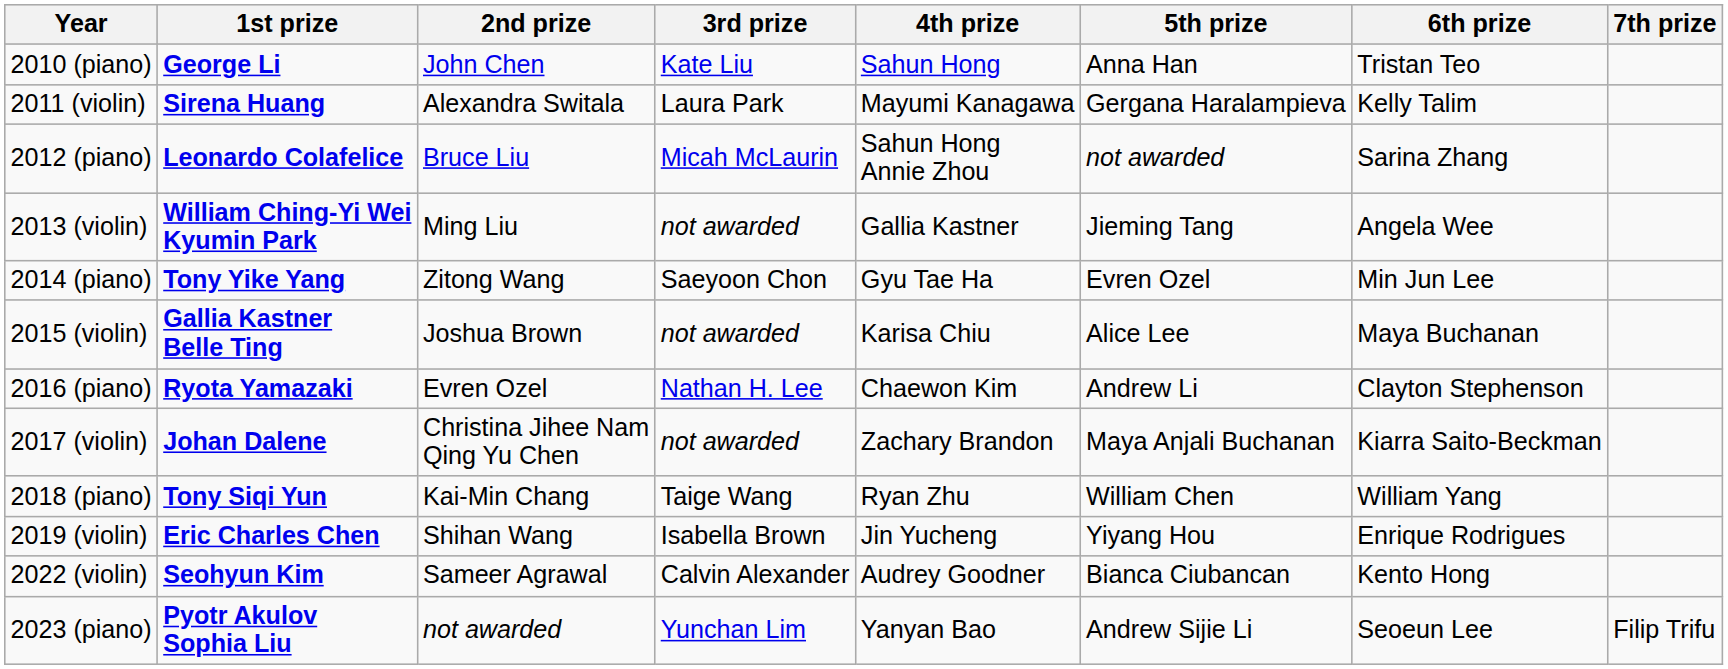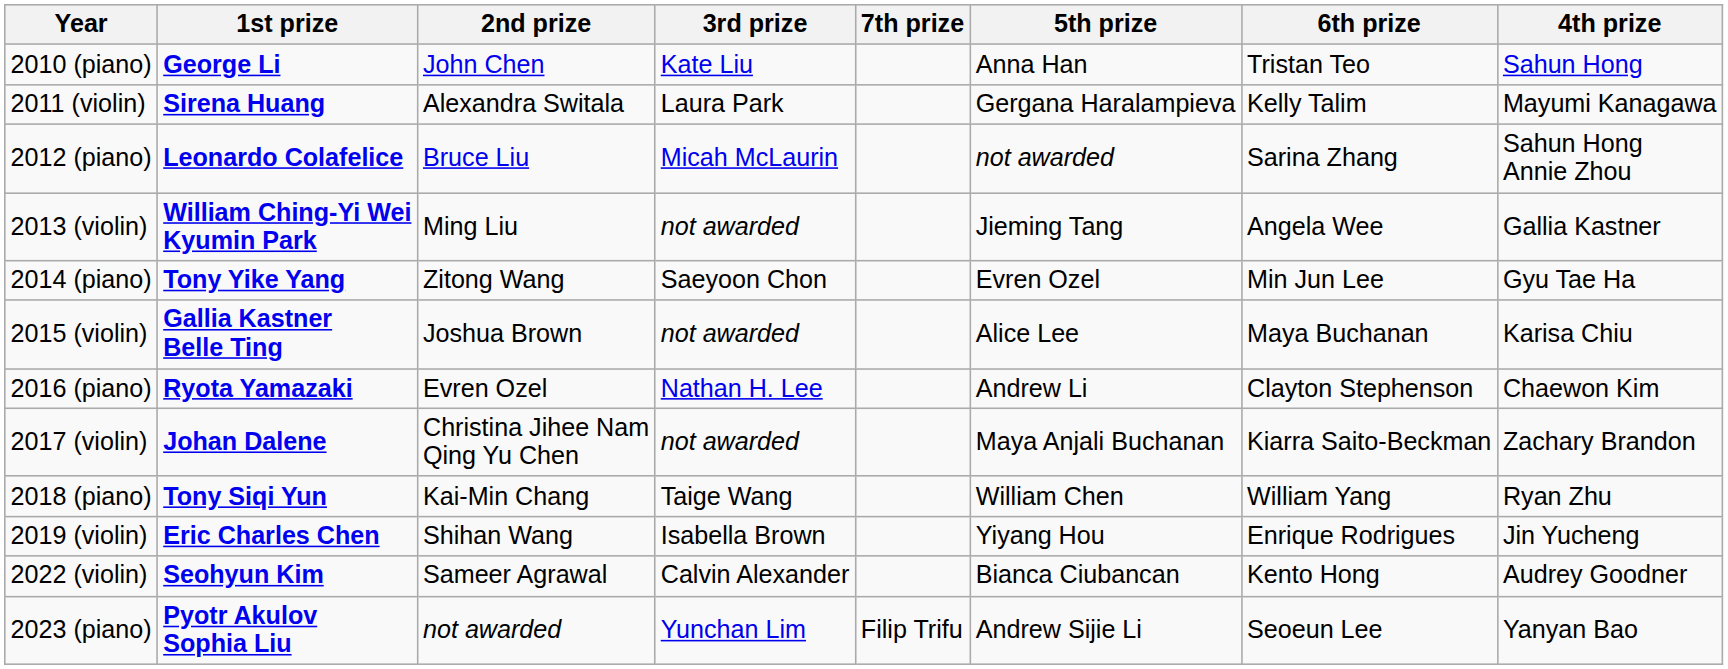columns swapped: (968, 24) <-> (1665, 24)
